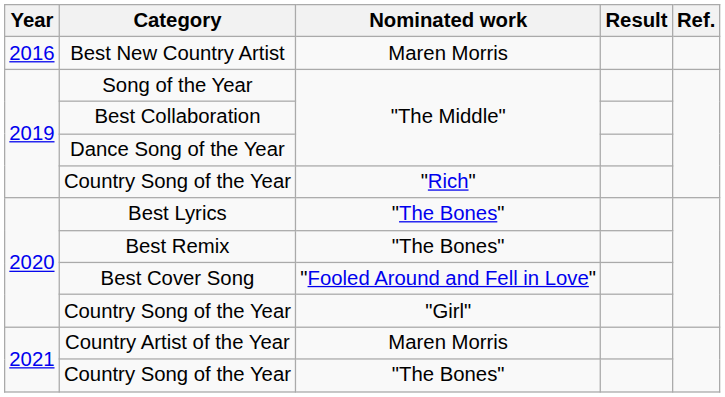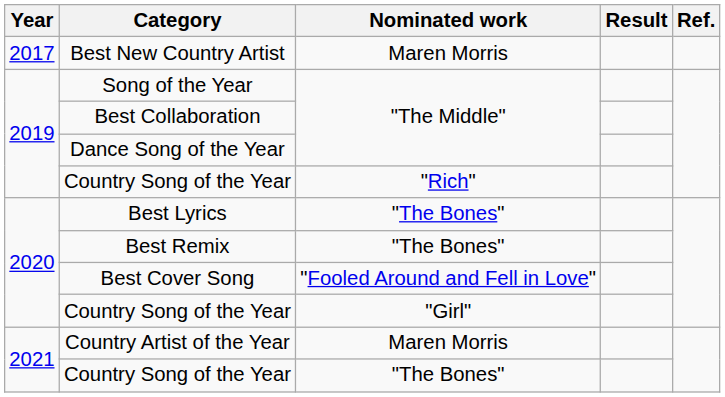(32, 52) 2016 -> (32, 52) 2017
